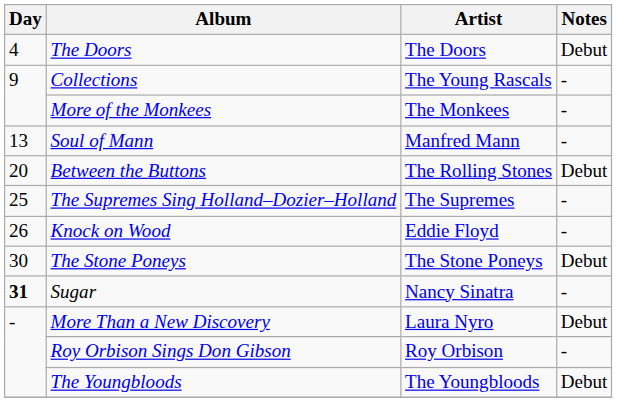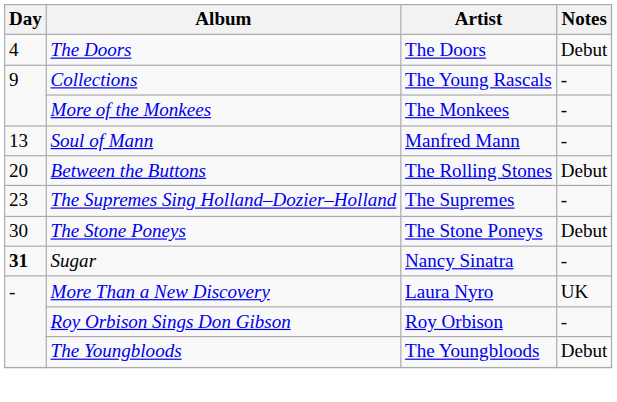(19, 200) 25 -> (19, 200) 23
- row: (110, 230)
(584, 321) Debut -> (575, 291) UK
